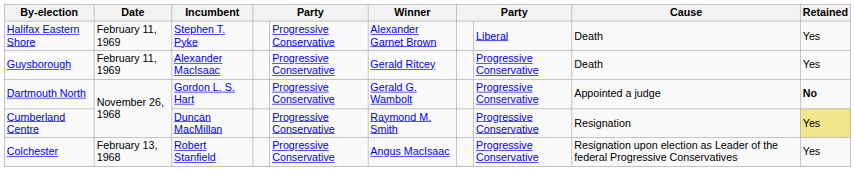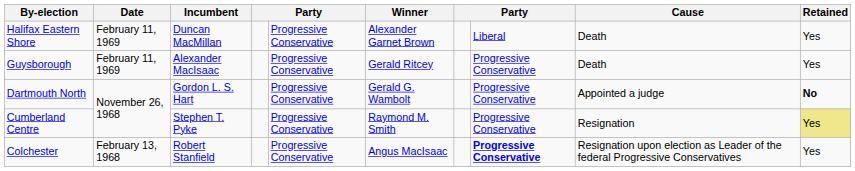(200, 36) Stephen T. Pyke -> (197, 36) Duncan MacMillan
(198, 123) Duncan MacMillan -> (199, 123) Stephen T. Pyke
(507, 152) normal -> (507, 152) bold
